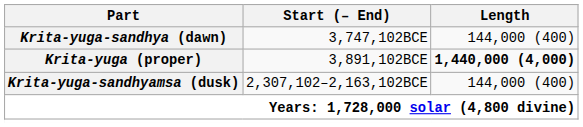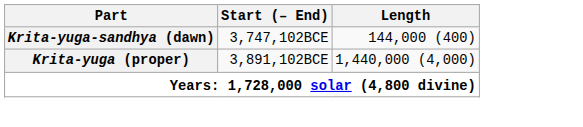(505, 61) bold -> (405, 61) normal
- row: (124, 83)
